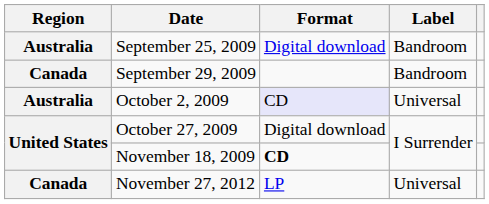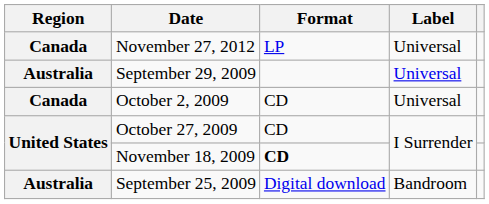rows swapped: (186, 45) <-> (185, 184)
(58, 73) Canada -> (58, 73) Australia
(430, 73) Bandroom -> (427, 73) Universal
(58, 101) Australia -> (58, 101) Canada
(276, 101) lavender background -> (276, 101) no background
(325, 128) Digital download -> (276, 128) CD
